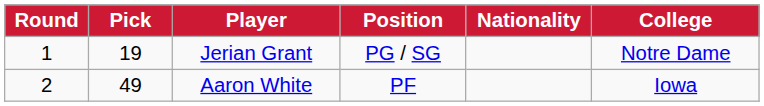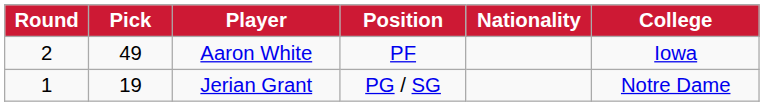rows swapped: (256, 52) <-> (256, 85)
